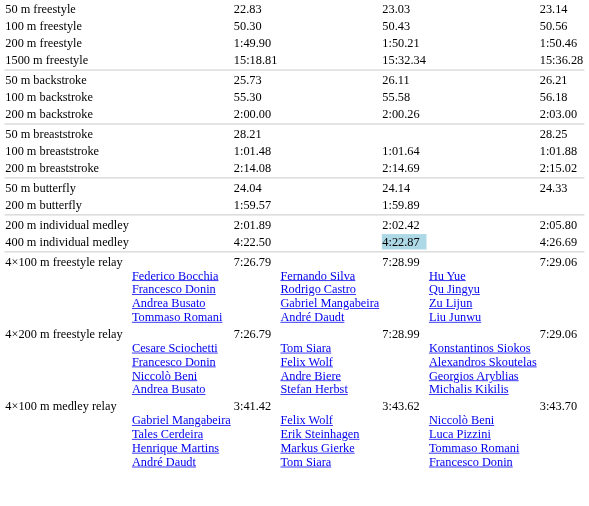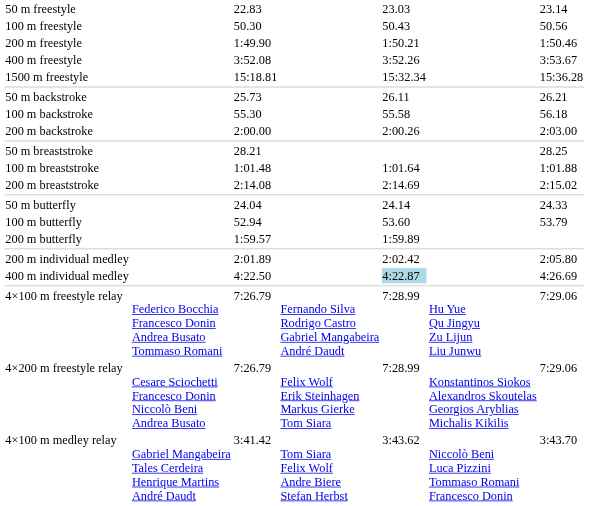+ row: (44, 60)
+ row: (44, 221)
(314, 368) Tom Siara Felix Wolf Andre Biere Stefan Herbst -> (320, 402) Felix Wolf Erik Steinhagen Markus Gierke Tom Siara
(320, 441) Felix Wolf Erik Steinhagen Markus Gierke Tom Siara -> (314, 475) Tom Siara Felix Wolf Andre Biere Stefan Herbst
